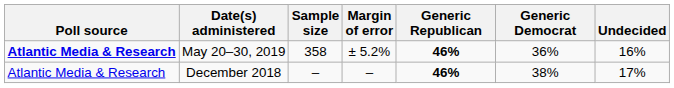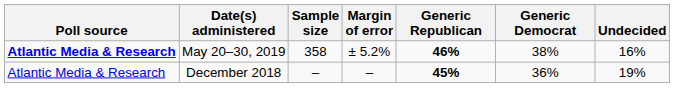(545, 51) 36% -> (545, 51) 38%
(446, 73) 46% -> (446, 73) 45%
(545, 73) 38% -> (545, 73) 36%
(632, 73) 17% -> (632, 73) 19%
